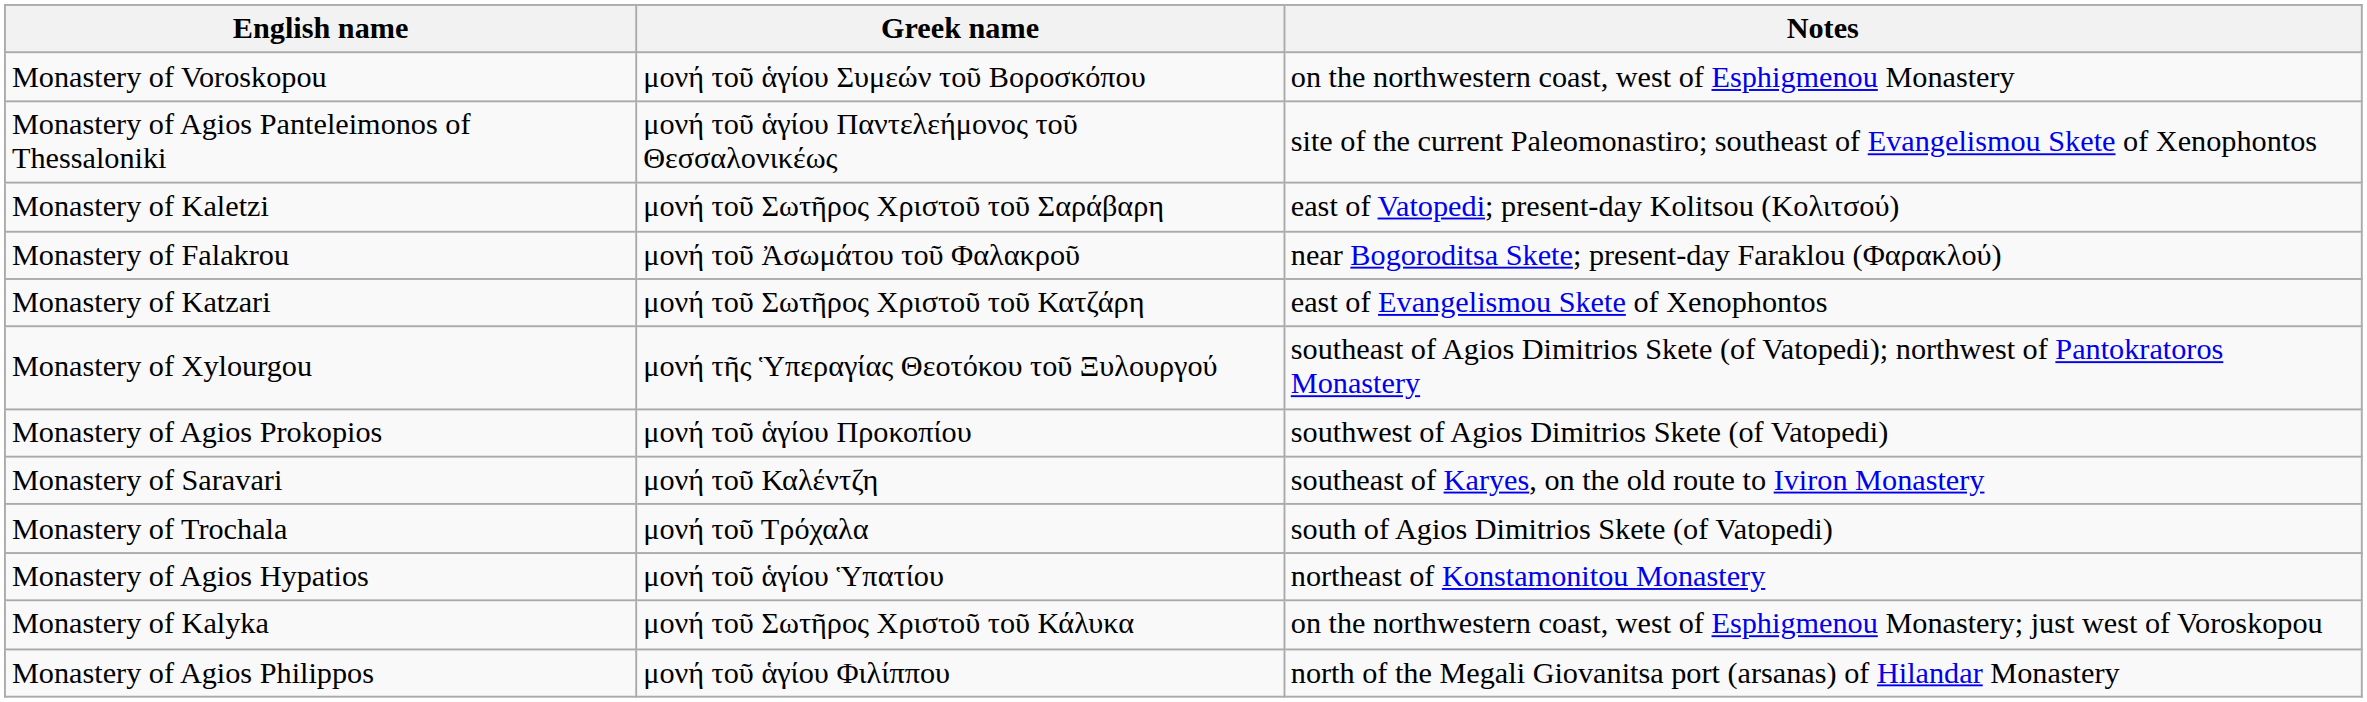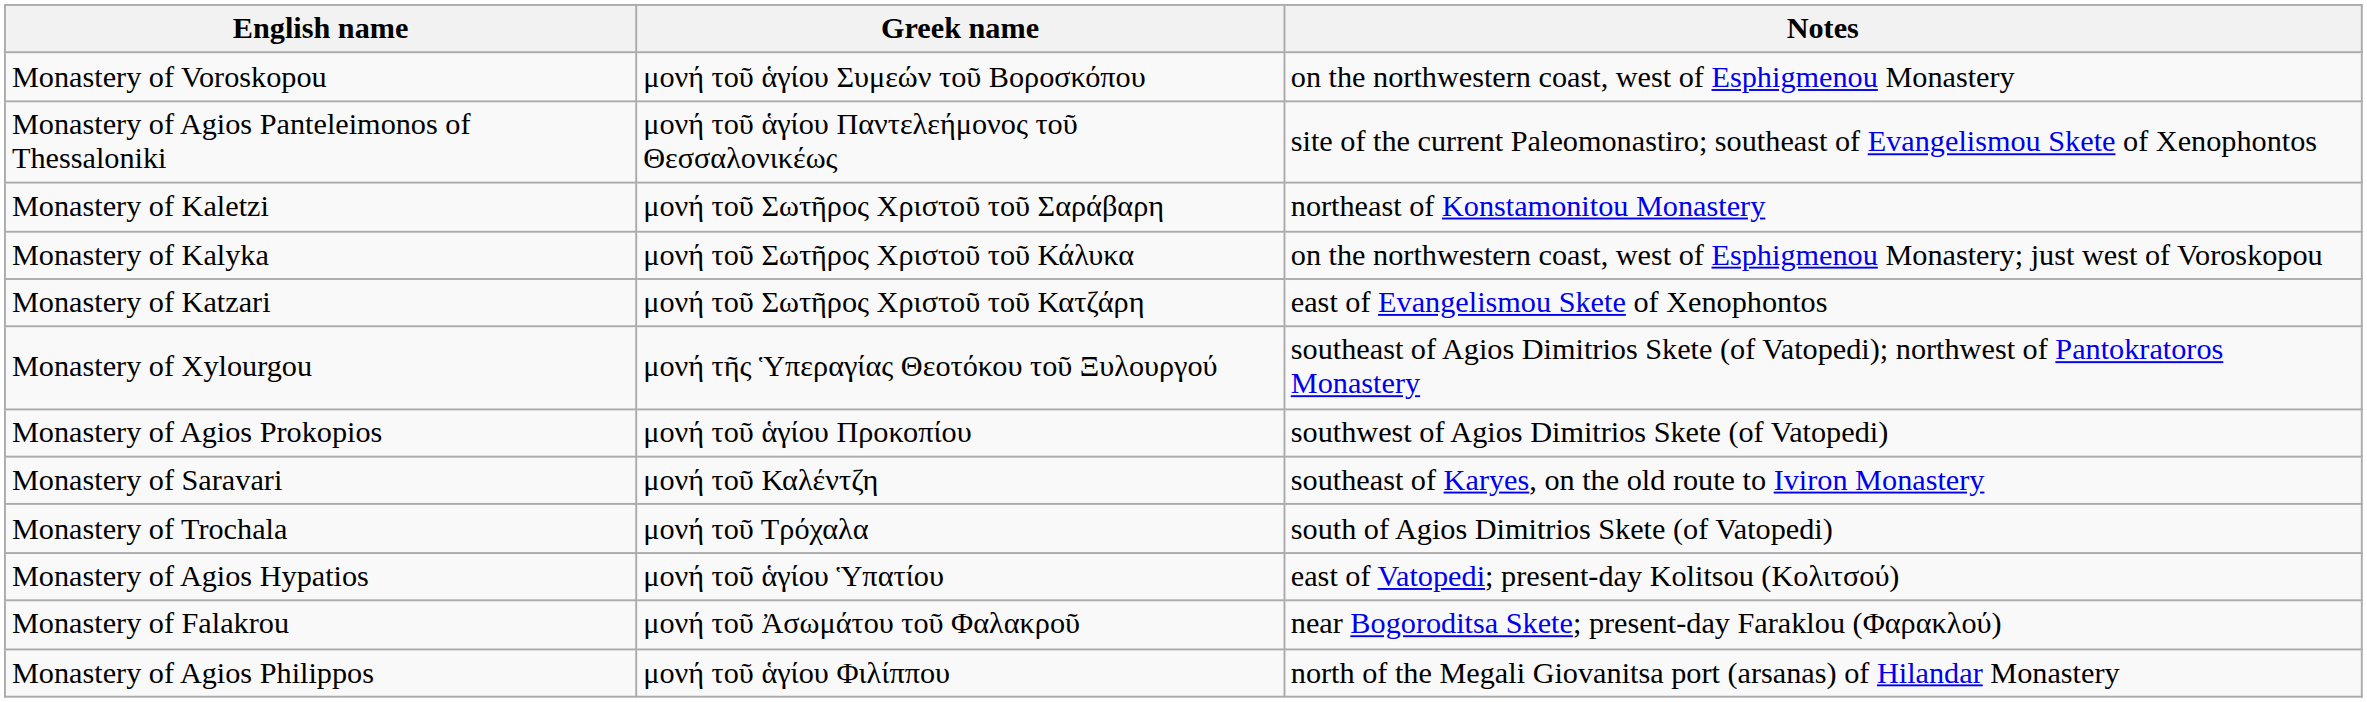(1595, 206) east of Vatopedi; present-day Kolitsou (Κολιτσού) -> (1528, 206) northeast of Konstamonitou Monastery
rows swapped: (140, 624) <-> (150, 254)
(1528, 576) northeast of Konstamonitou Monastery -> (1595, 576) east of Vatopedi; present-day Kolitsou (Κολιτσού)
